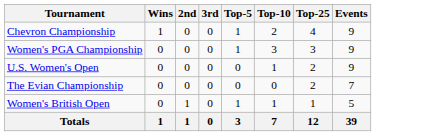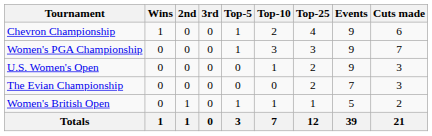+ column: (399, 13)
